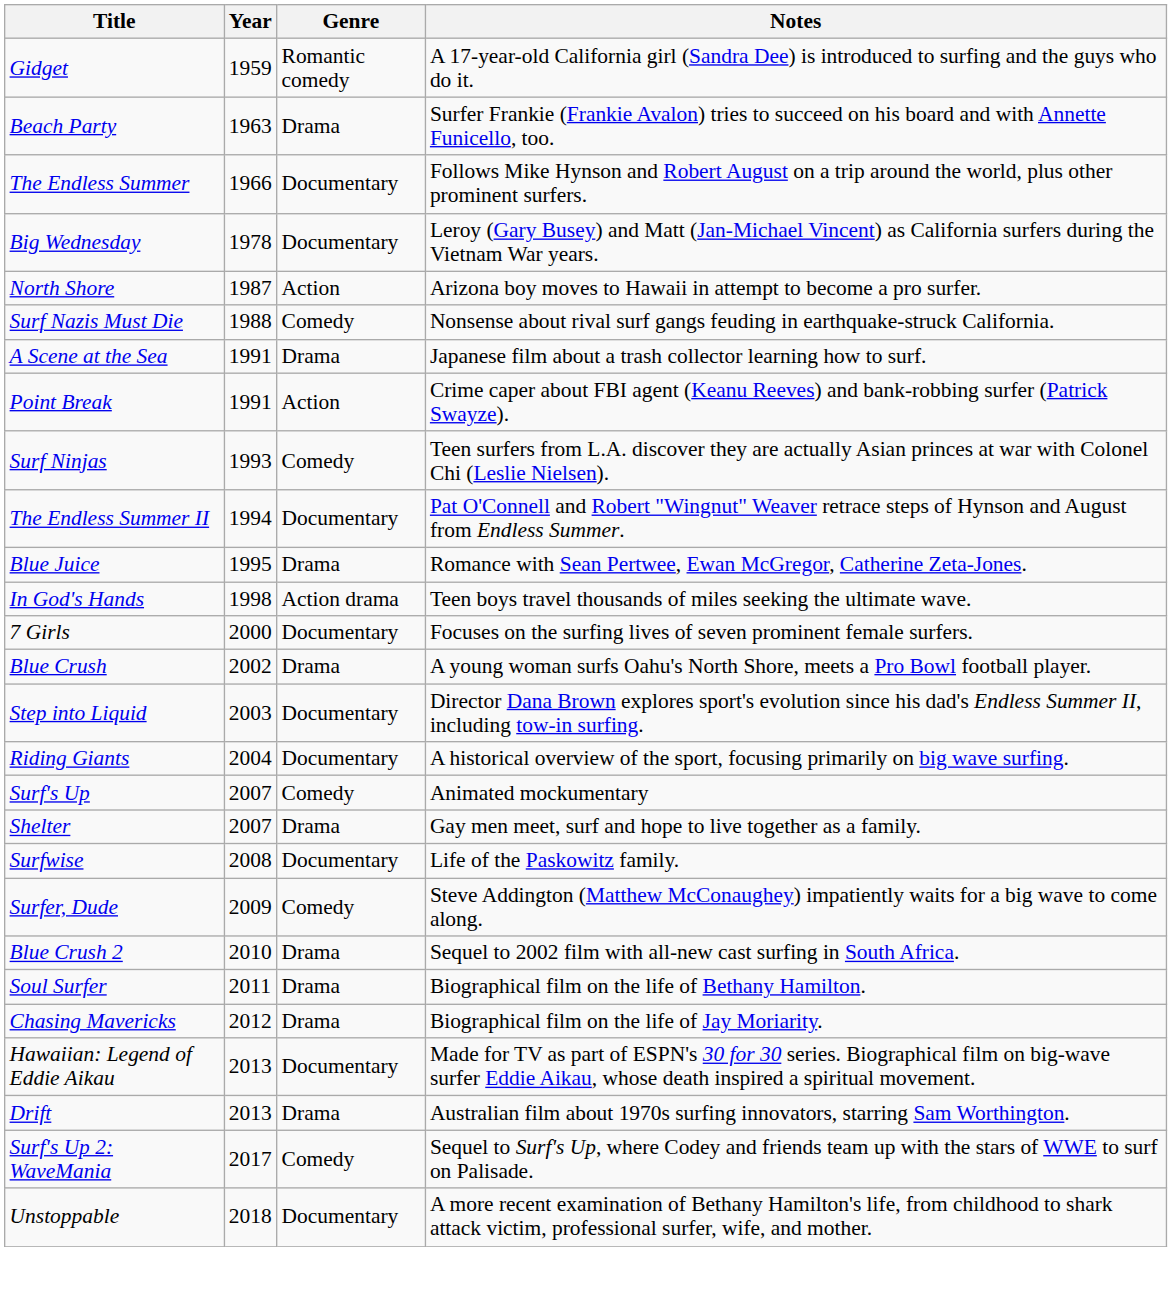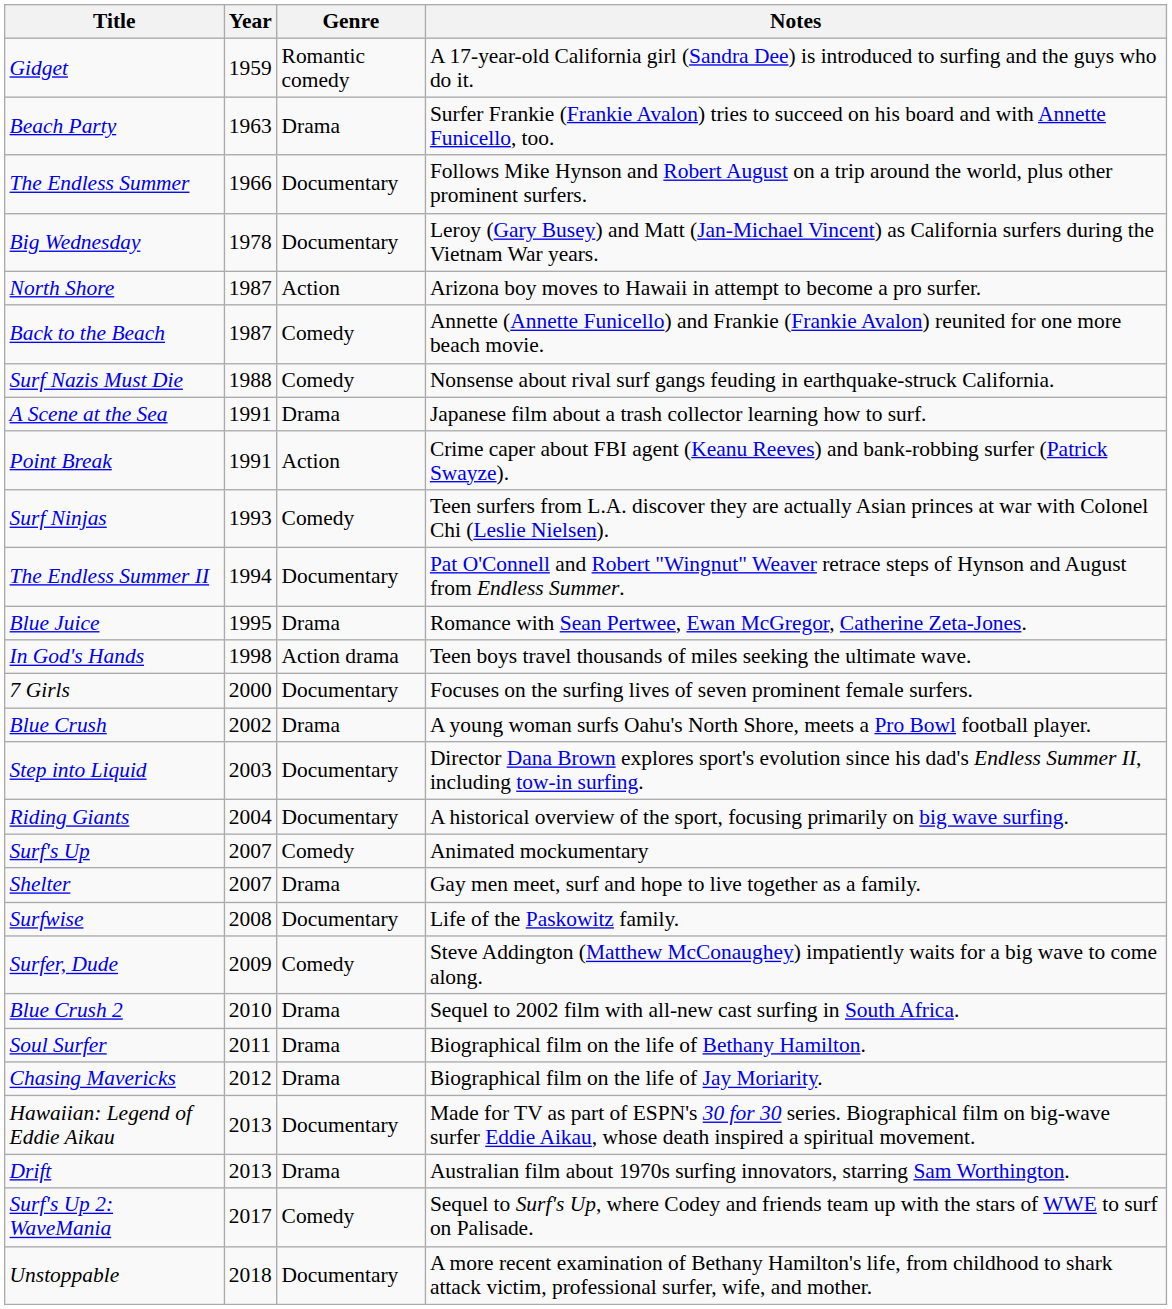+ row: (87, 334)
